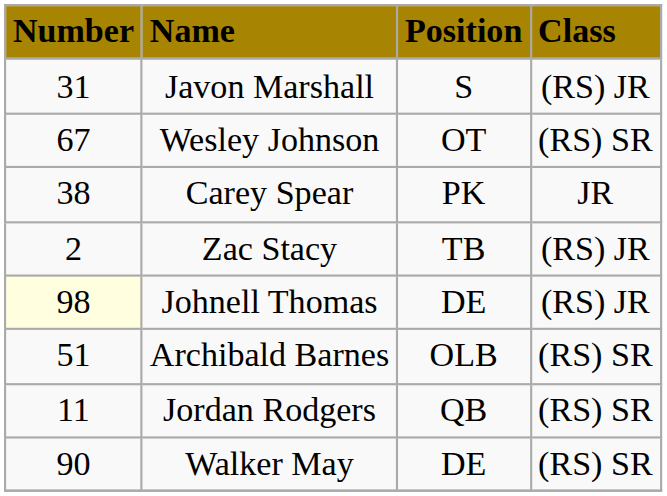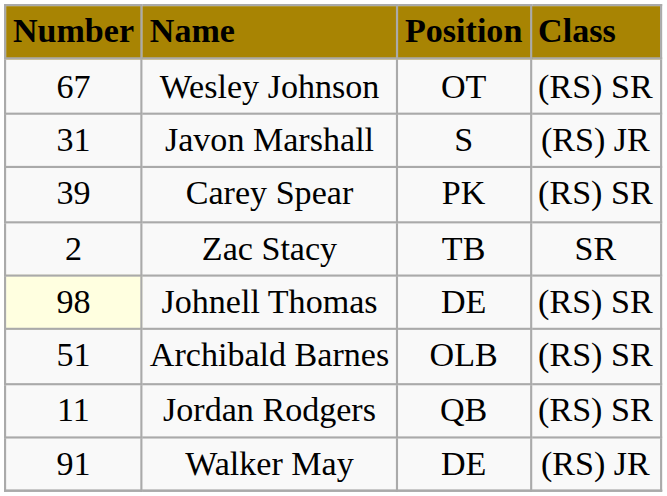rows swapped: (270, 139) <-> (270, 85)
(73, 193) 38 -> (73, 193) 39
(595, 193) JR -> (595, 193) (RS) SR
(595, 247) (RS) JR -> (595, 247) SR
(595, 301) (RS) JR -> (595, 301) (RS) SR
(73, 463) 90 -> (73, 463) 91
(595, 463) (RS) SR -> (595, 463) (RS) JR
